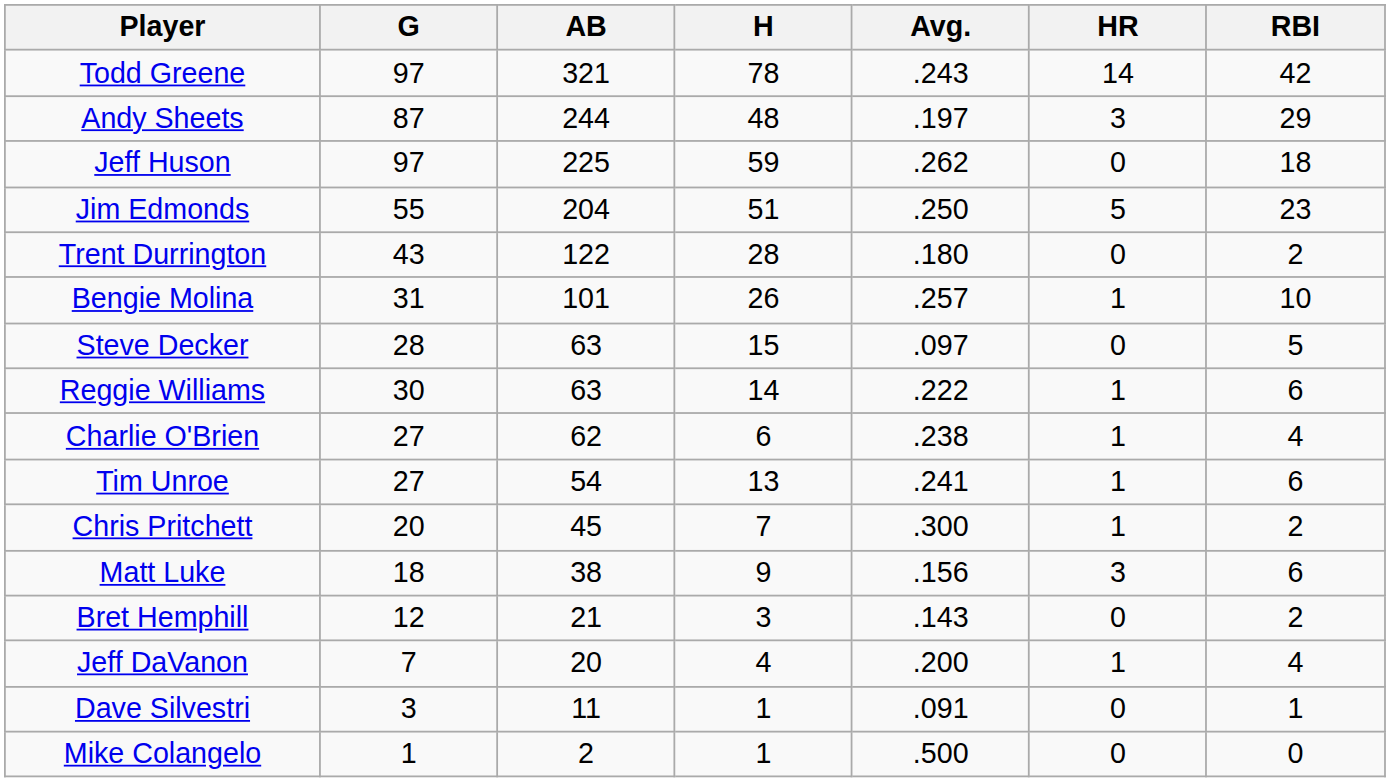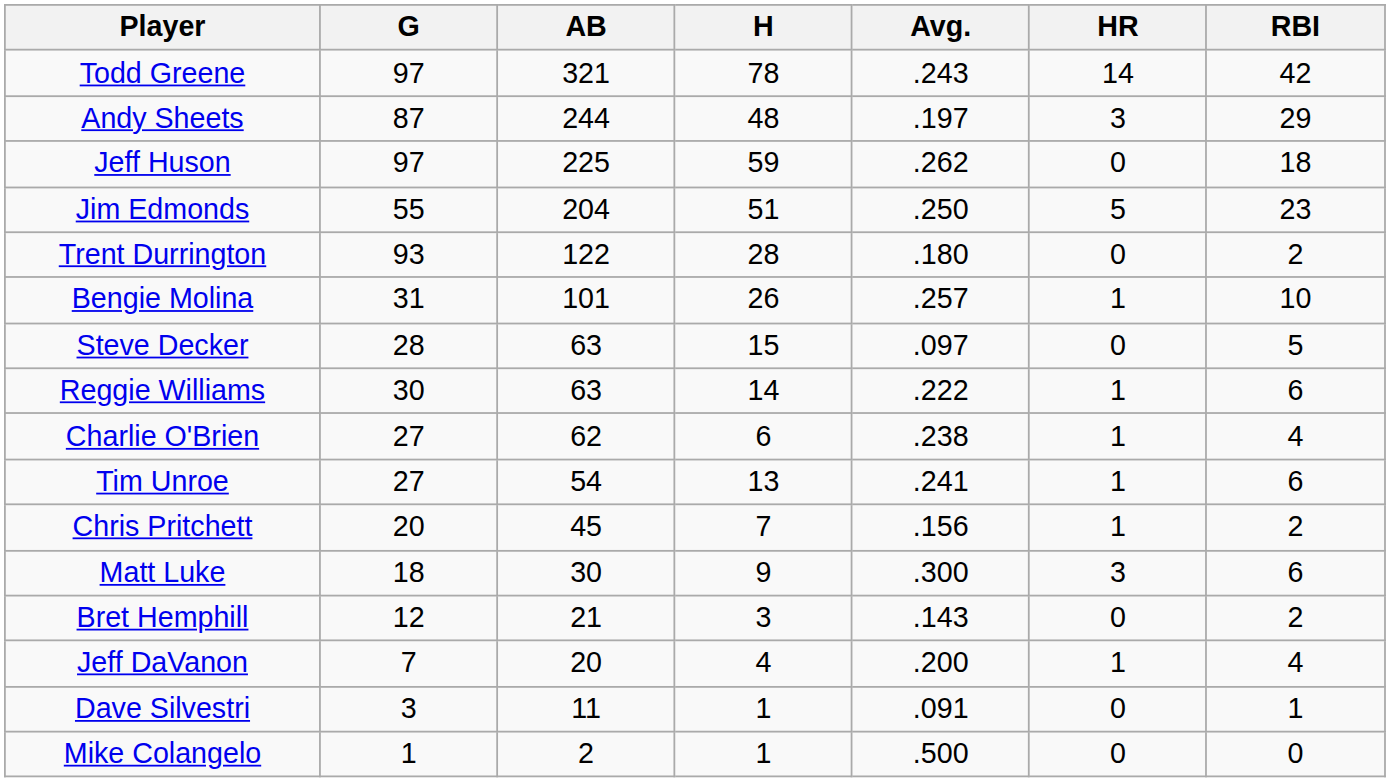(409, 254) 43 -> (409, 254) 93
(941, 526) .300 -> (941, 526) .156
(586, 572) 38 -> (586, 572) 30
(941, 572) .156 -> (941, 572) .300
